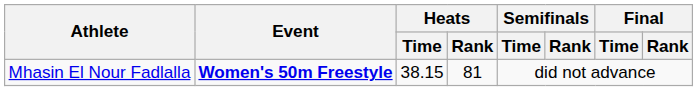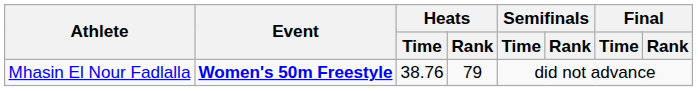(422, 73) 38.15 -> (422, 73) 38.76
(472, 73) 81 -> (472, 73) 79
